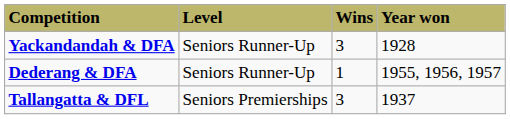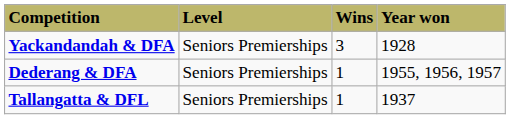(249, 45) Seniors Runner-Up -> (255, 45) Seniors Premierships
(249, 72) Seniors Runner-Up -> (255, 72) Seniors Premierships
(340, 99) 3 -> (340, 99) 1
